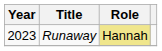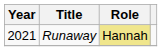(22, 35) 2023 -> (22, 35) 2021
